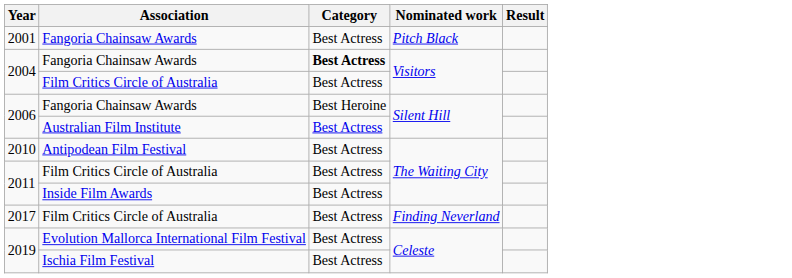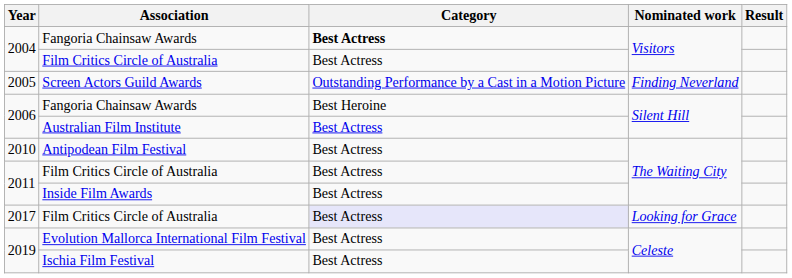- row: (22, 37)
+ row: (22, 82)
(347, 216) no background -> (347, 216) lavender background
(446, 216) Finding Neverland -> (684, 216) Looking for Grace
